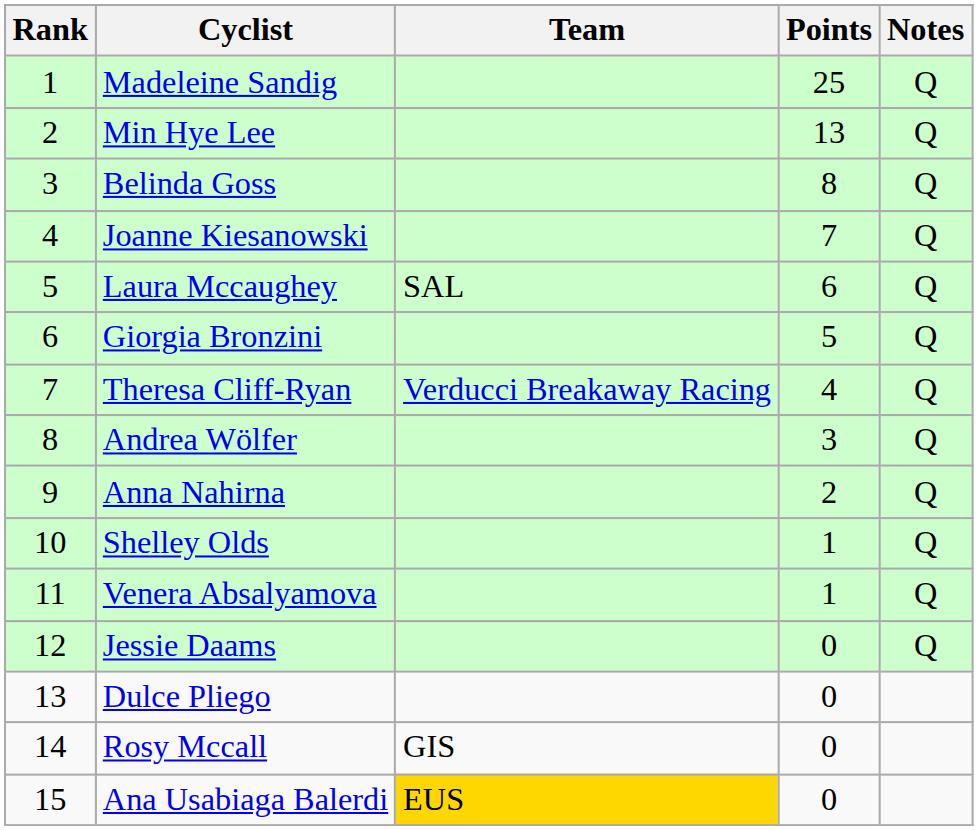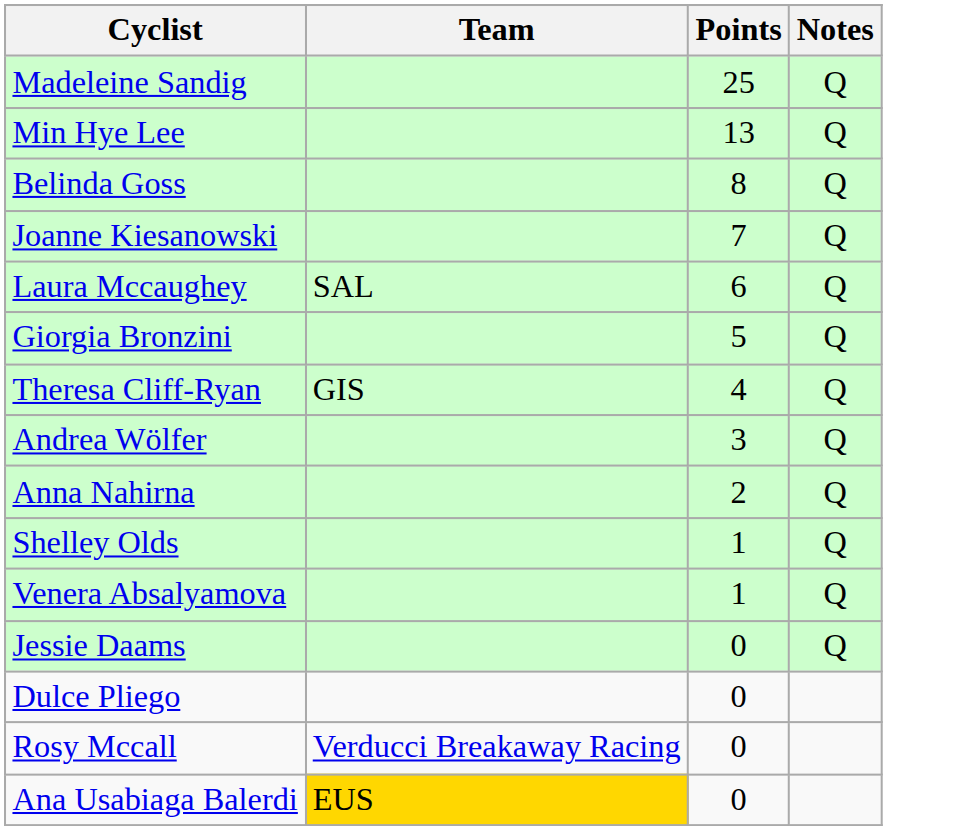- column: (50, 30)
(587, 388) Verducci Breakaway Racing -> (339, 388) GIS
(429, 747) GIS -> (497, 747) Verducci Breakaway Racing
